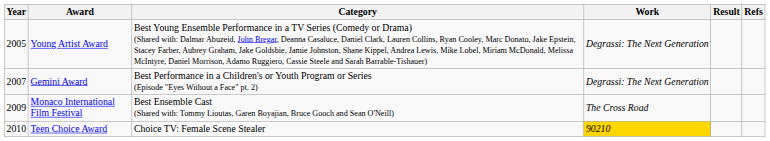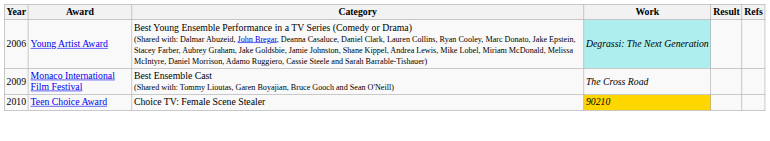(16, 44) 2005 -> (16, 44) 2006
(647, 44) no background -> (647, 44) paleturquoise background
- row: (59, 81)
